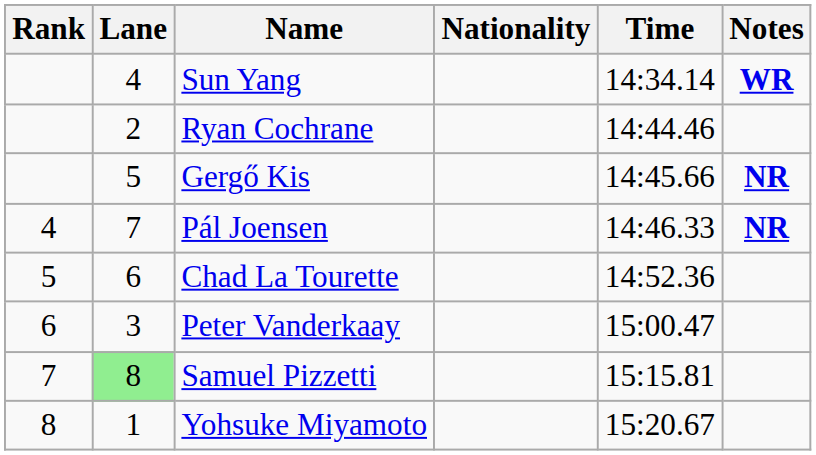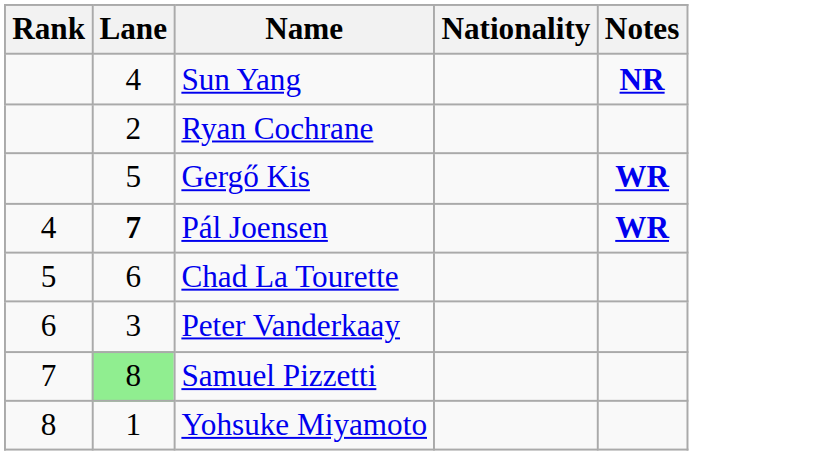- column: (660, 29)
(767, 78) WR -> (642, 78) NR
(767, 177) NR -> (642, 177) WR
(133, 227) normal -> (133, 227) bold
(767, 227) NR -> (642, 227) WR
